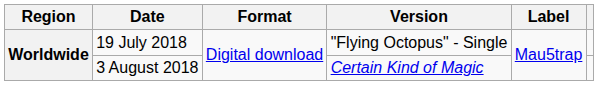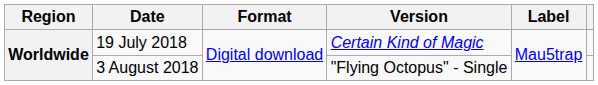(419, 42) "Flying Octopus" - Single -> (407, 42) Certain Kind of Magic
(407, 67) Certain Kind of Magic -> (419, 67) "Flying Octopus" - Single
